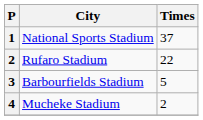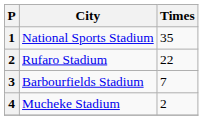(167, 38) 37 -> (167, 38) 35
(163, 82) 5 -> (163, 82) 7
